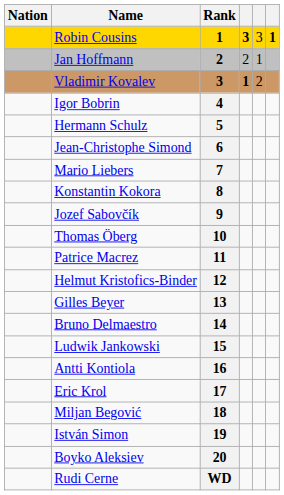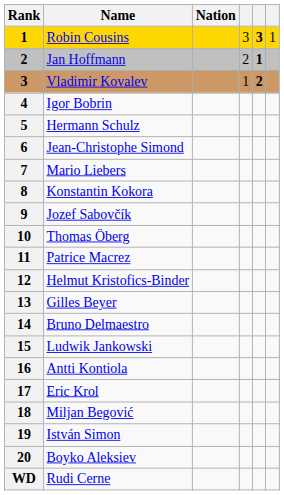columns swapped: (220, 15) <-> (28, 15)
(246, 37) bold -> (246, 37) normal
(259, 37) normal -> (259, 37) bold
(273, 37) bold -> (273, 37) normal
(259, 59) normal -> (259, 59) bold
(246, 81) bold -> (246, 81) normal
(259, 81) normal -> (259, 81) bold
